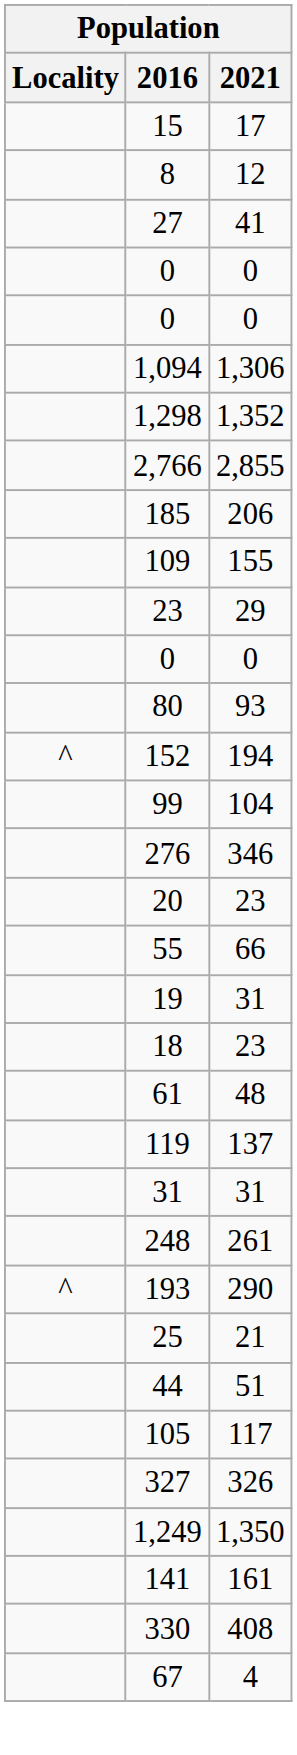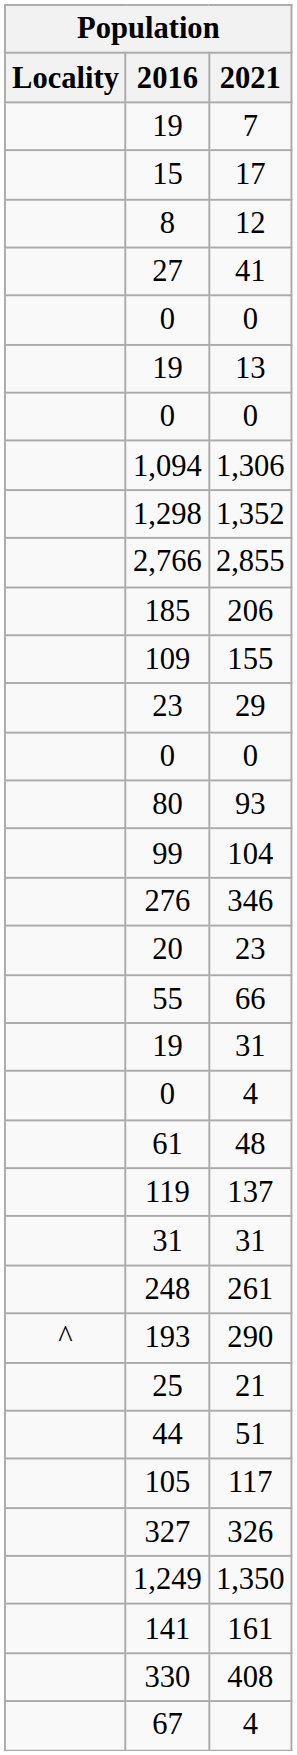+ row: (167, 125)
+ row: (167, 367)
- row: (167, 755)
- row: (167, 1046)
+ row: (167, 1094)
